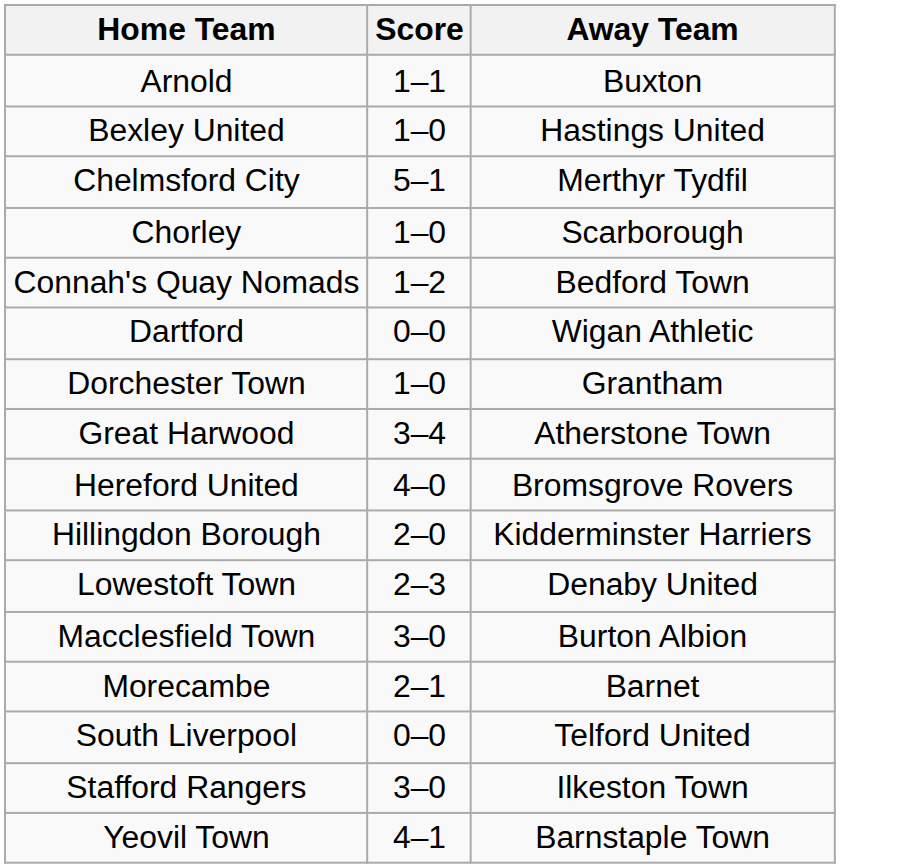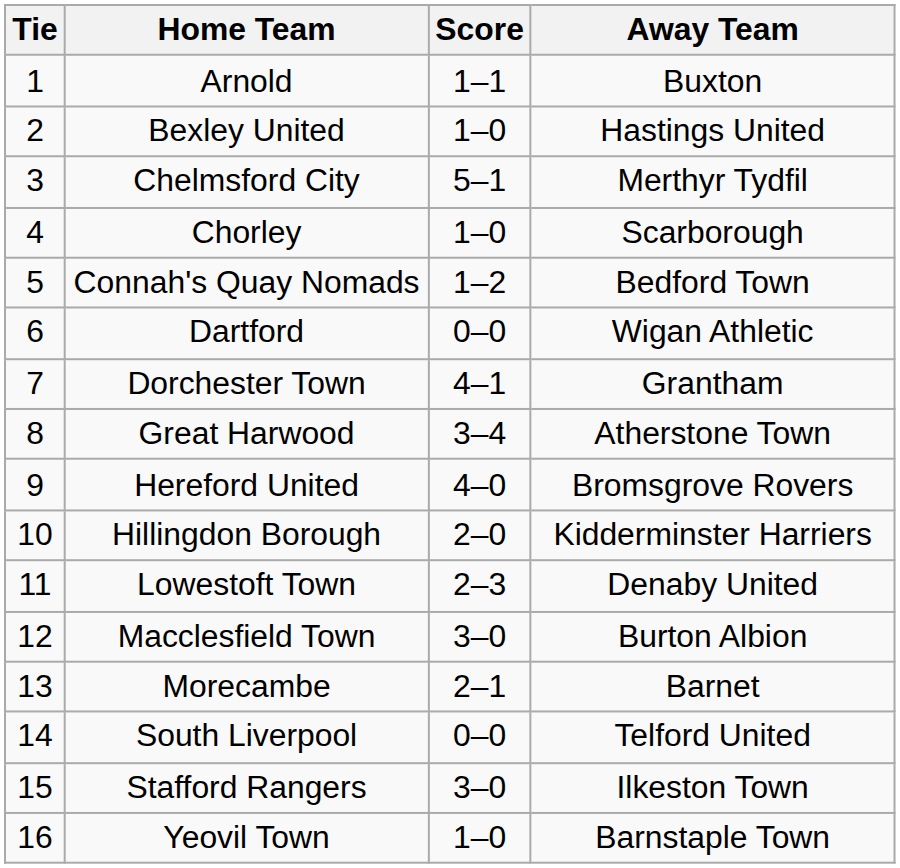+ column: (35, 29)
(419, 383) 1–0 -> (480, 383) 4–1
(419, 837) 4–1 -> (480, 837) 1–0
